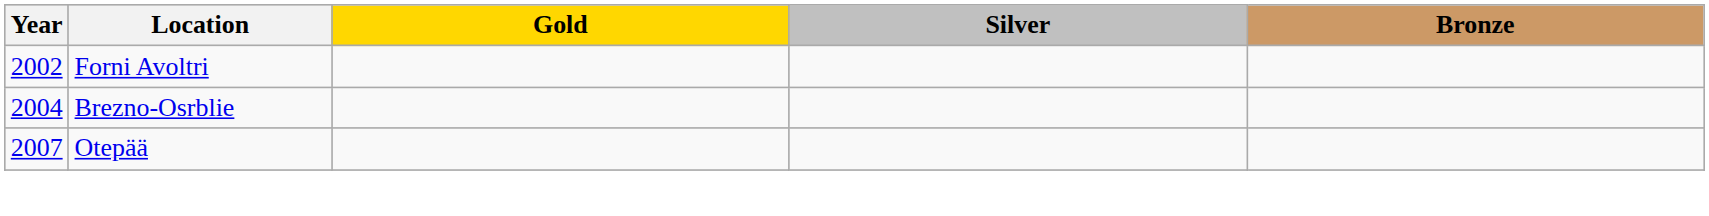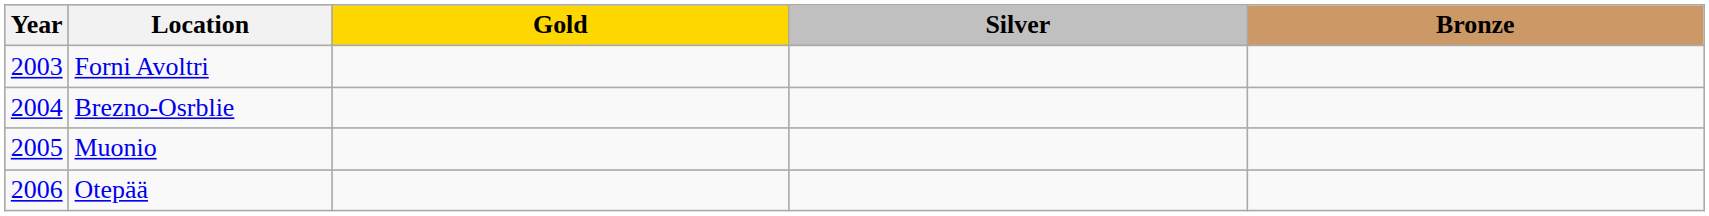(37, 66) 2002 -> (37, 66) 2003
+ row: (116, 148)
(37, 148) 2007 -> (37, 189) 2006
